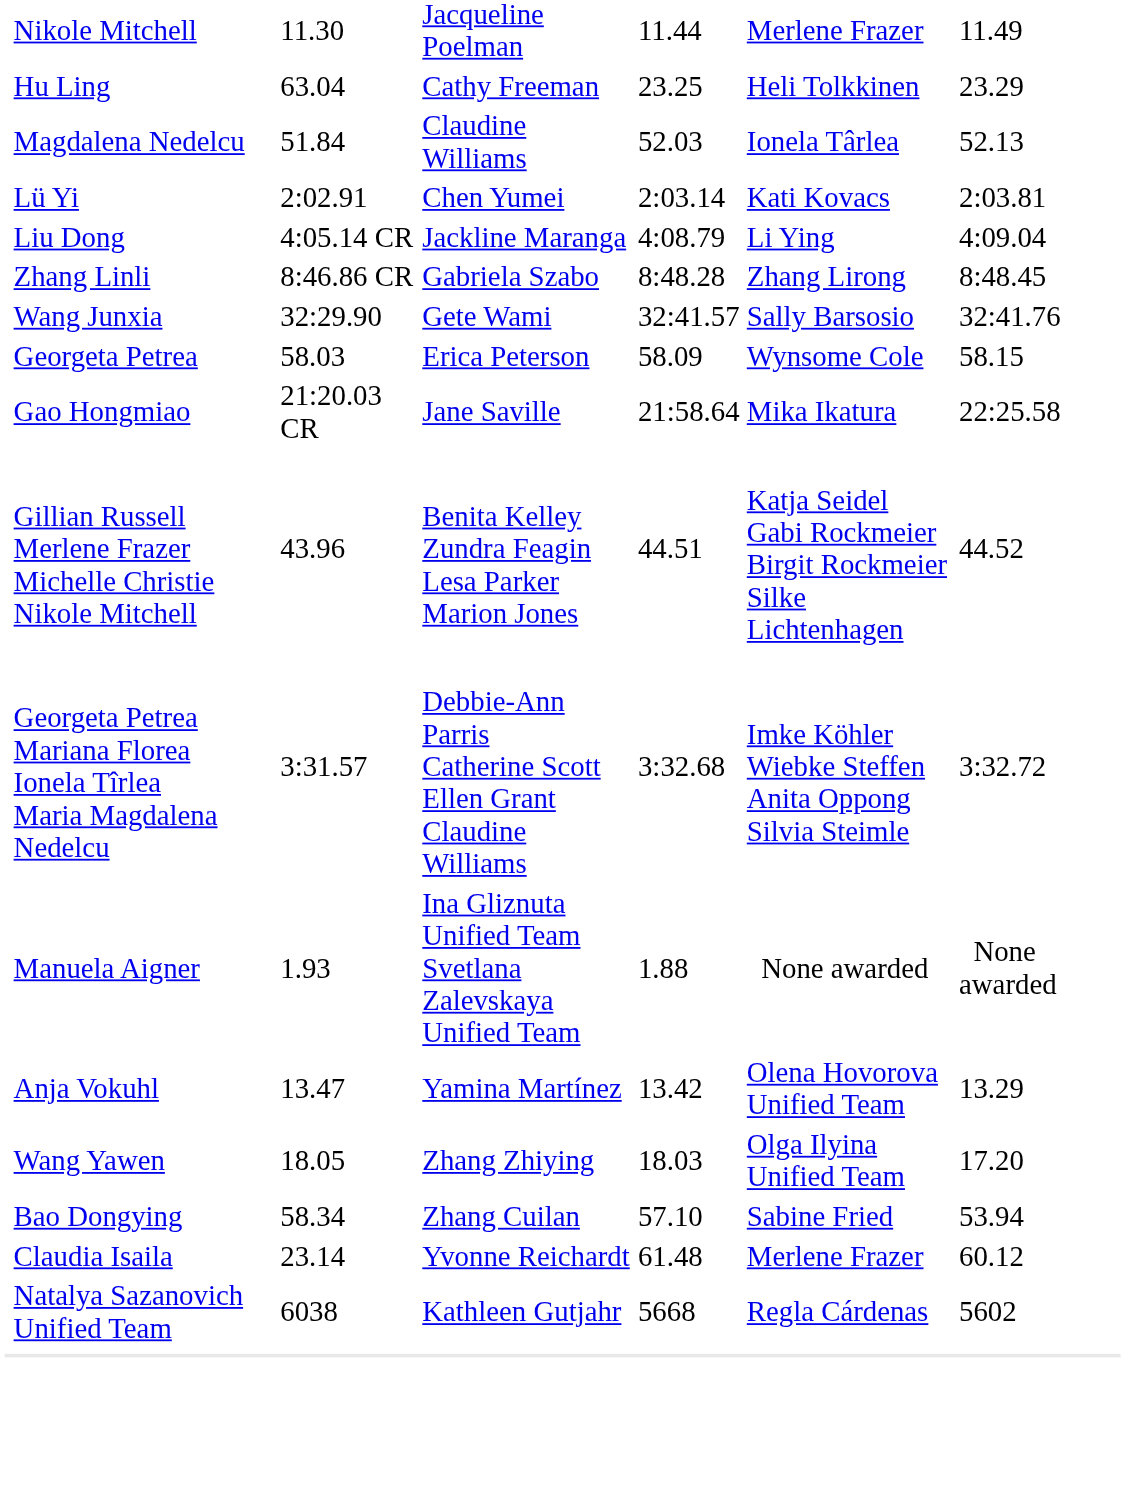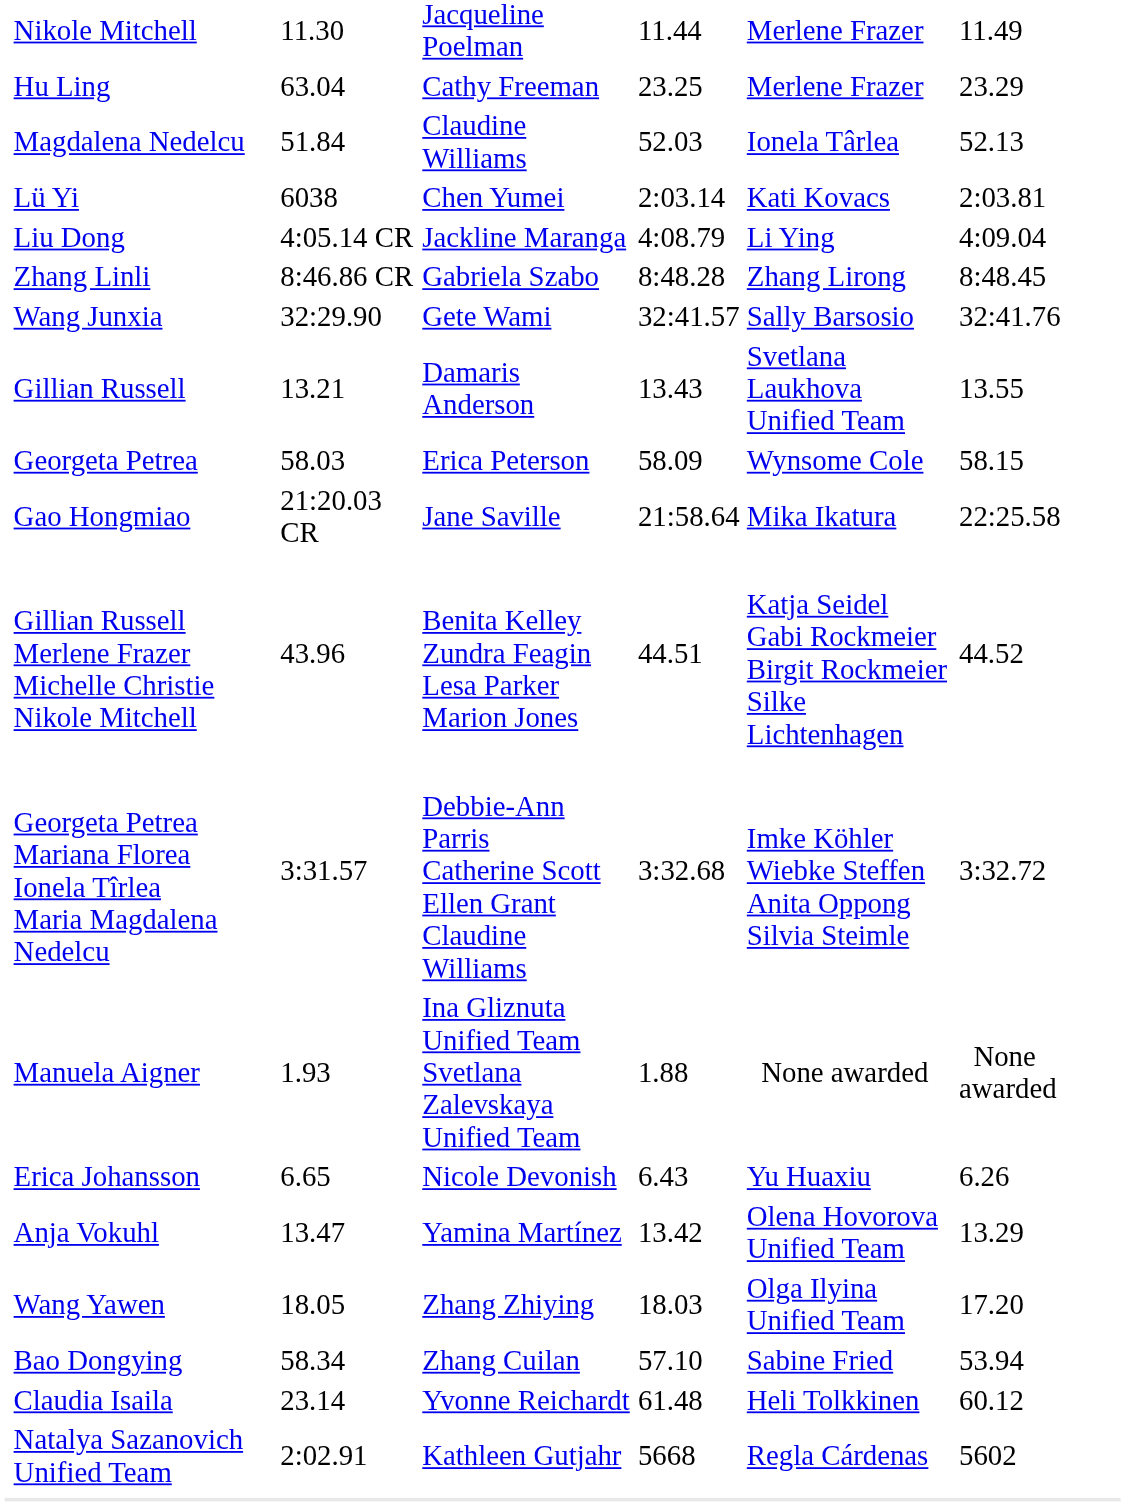(833, 86) Heli Tolkkinen -> (835, 86) Merlene Frazer
(324, 197) 2:02.91 -> (309, 197) 6038
+ row: (100, 388)
+ row: (107, 1176)
(835, 1256) Merlene Frazer -> (833, 1400) Heli Tolkkinen
(309, 1311) 6038 -> (324, 1455) 2:02.91
